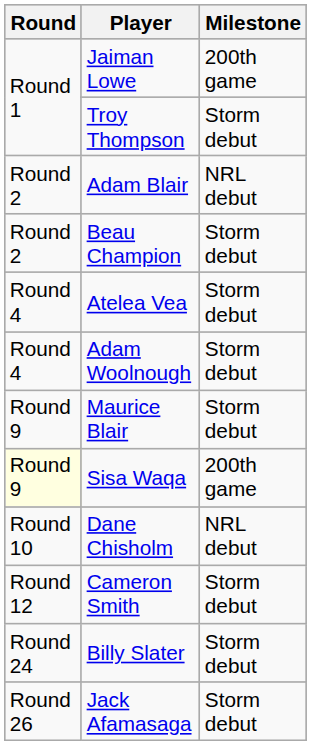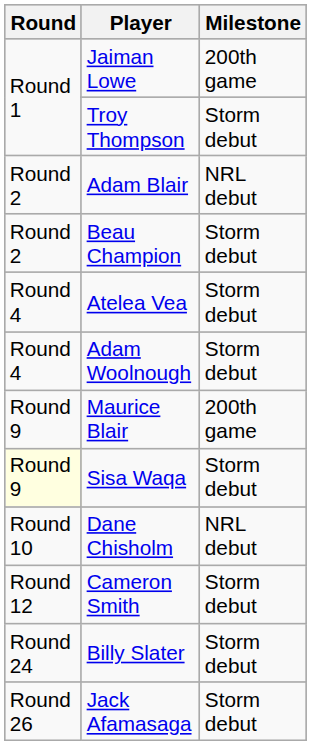(232, 419) Storm debut -> (231, 419) 200th game
(231, 477) 200th game -> (232, 477) Storm debut
